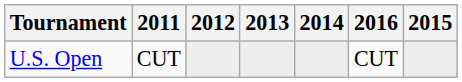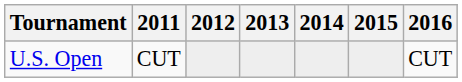columns swapped: (430, 22) <-> (376, 22)
